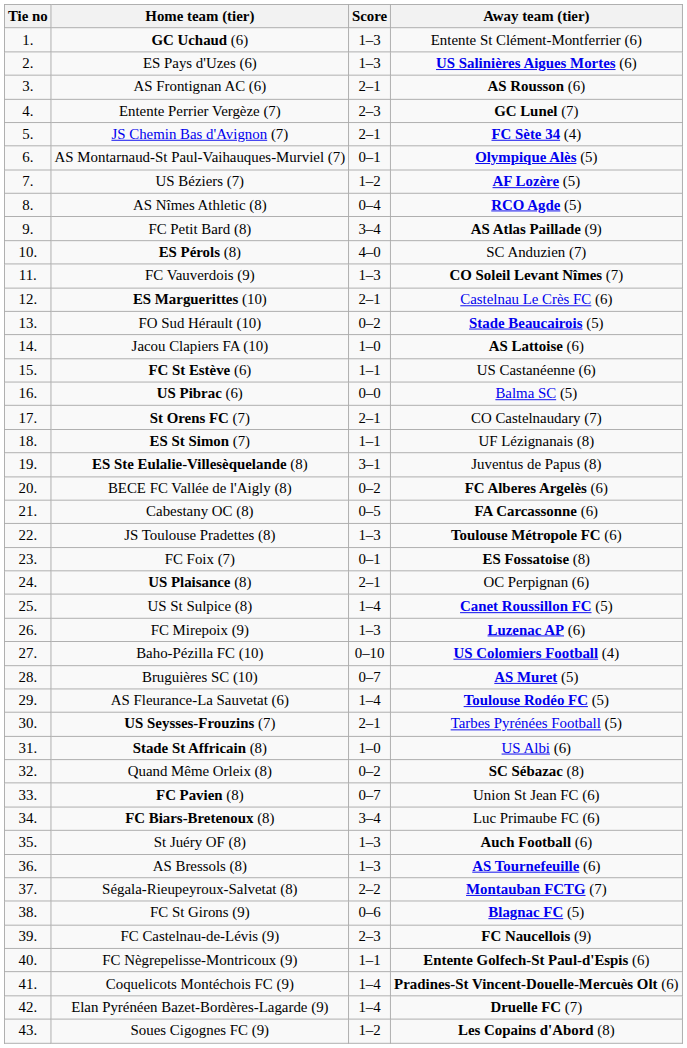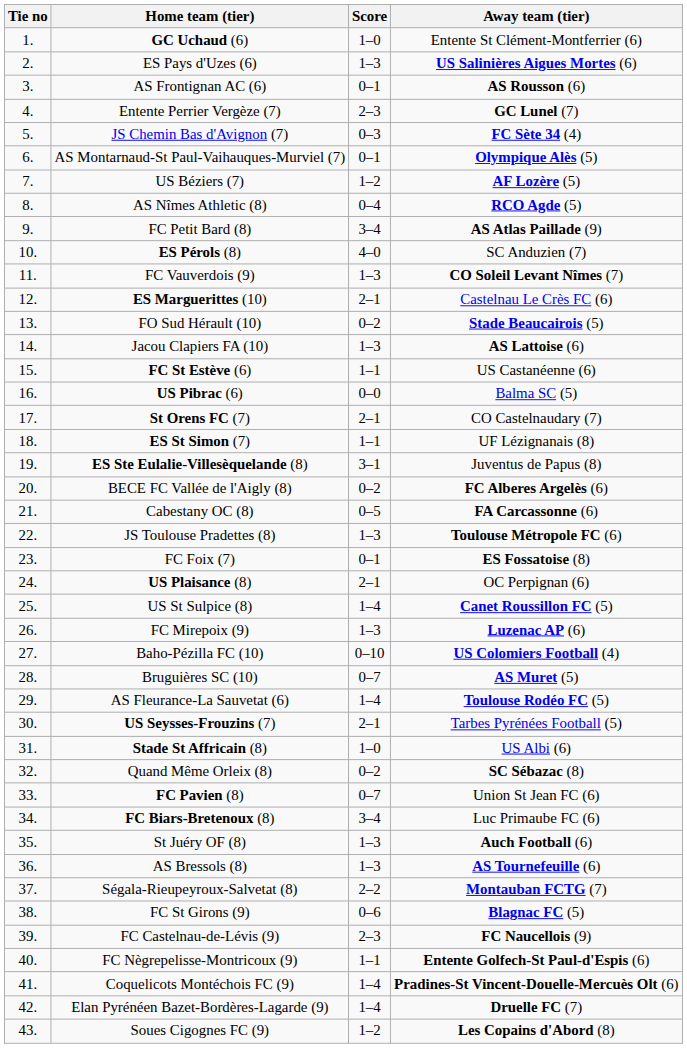(370, 39) 1–3 -> (370, 39) 1–0
(370, 87) 2–1 -> (370, 87) 0–1
(370, 134) 2–1 -> (370, 134) 0–3
(370, 346) 1–0 -> (370, 346) 1–3
